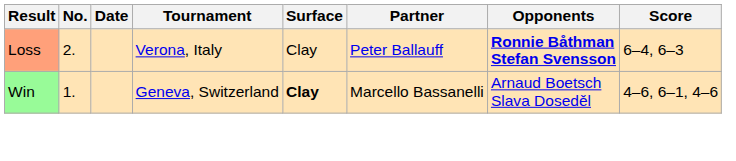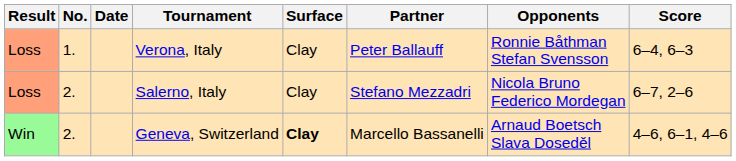(69, 50) 2. -> (69, 50) 1.
(553, 50) bold -> (550, 50) normal
+ row: (181, 92)
(69, 92) 1. -> (69, 134) 2.
